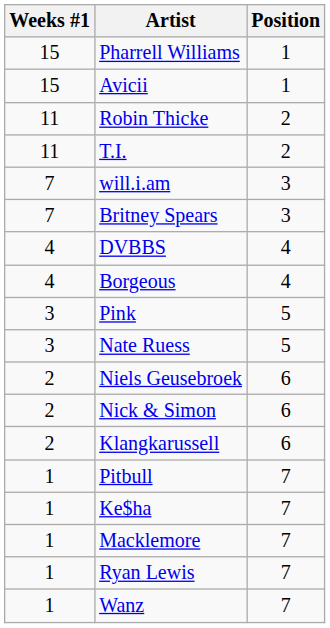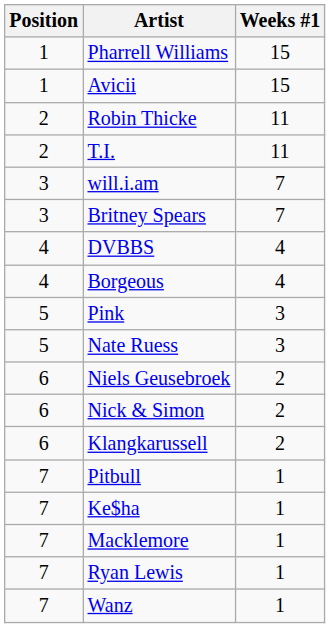columns swapped: (286, 20) <-> (50, 20)
